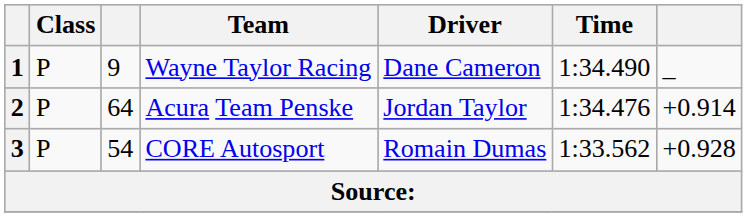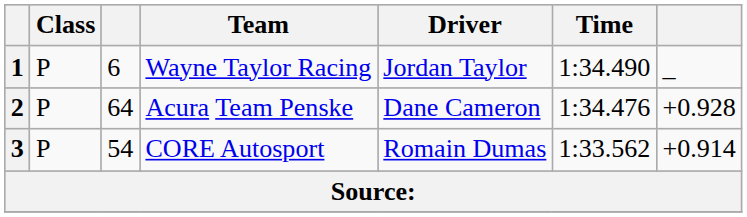(114, 66) 9 -> (114, 66) 6
(462, 66) Dane Cameron -> (455, 66) Jordan Taylor
(455, 107) Jordan Taylor -> (462, 107) Dane Cameron
(699, 107) +0.914 -> (699, 107) +0.928
(699, 149) +0.928 -> (699, 149) +0.914
